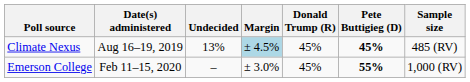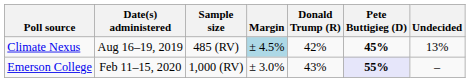columns swapped: (435, 21) <-> (213, 27)
(310, 47) 45% -> (315, 47) 42%
(310, 67) 45% -> (315, 67) 43%
(371, 67) no background -> (376, 67) lavender background
